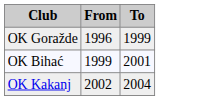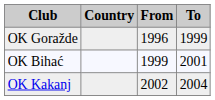+ column: (109, 15)
